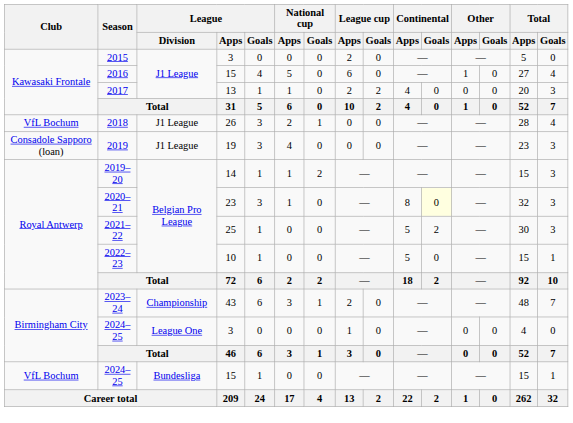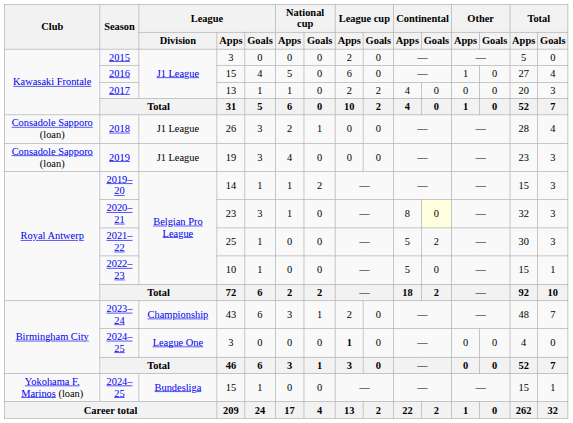(51, 123) VfL Bochum -> (52, 129) Consadole Sapporo (loan)
(349, 331) normal -> (349, 343) bold
(51, 376) VfL Bochum -> (52, 387) Yokohama F. Marinos (loan)
